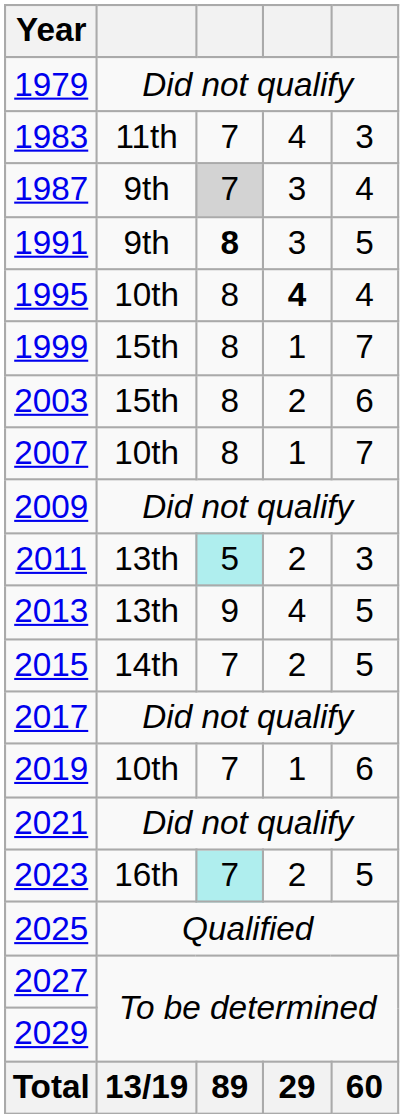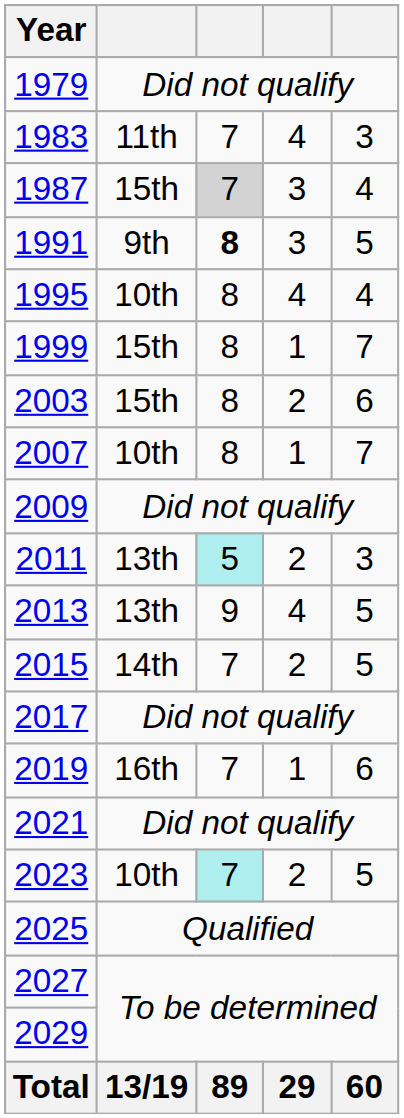(147, 189) 9th -> (147, 189) 15th
(297, 294) bold -> (297, 294) normal
(147, 769) 10th -> (147, 769) 16th
(147, 875) 16th -> (147, 875) 10th
